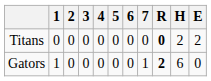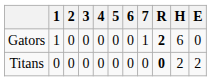rows swapped: (27, 64) <-> (27, 40)
